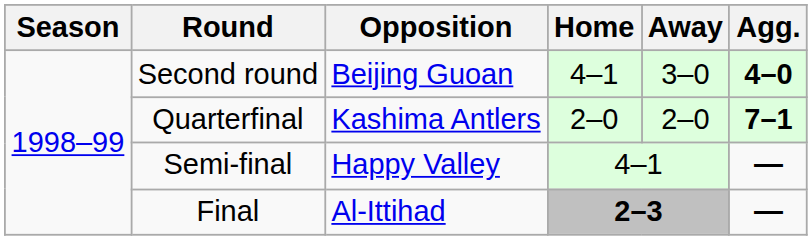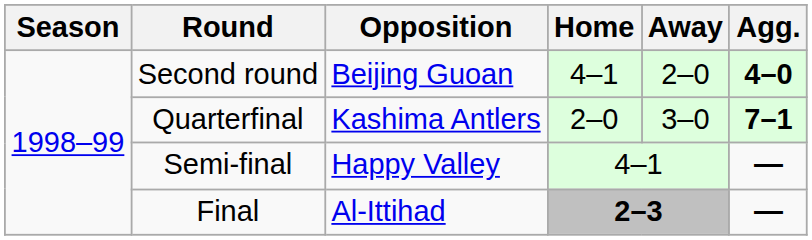(685, 73) 3–0 -> (685, 73) 2–0
(685, 119) 2–0 -> (685, 119) 3–0
